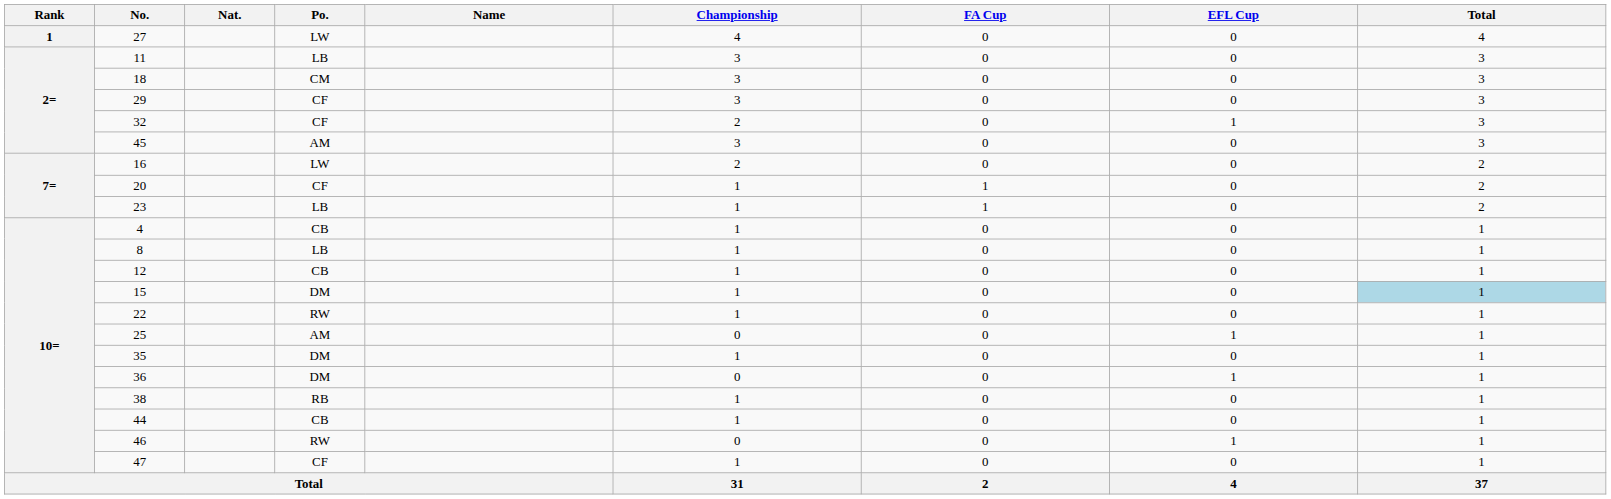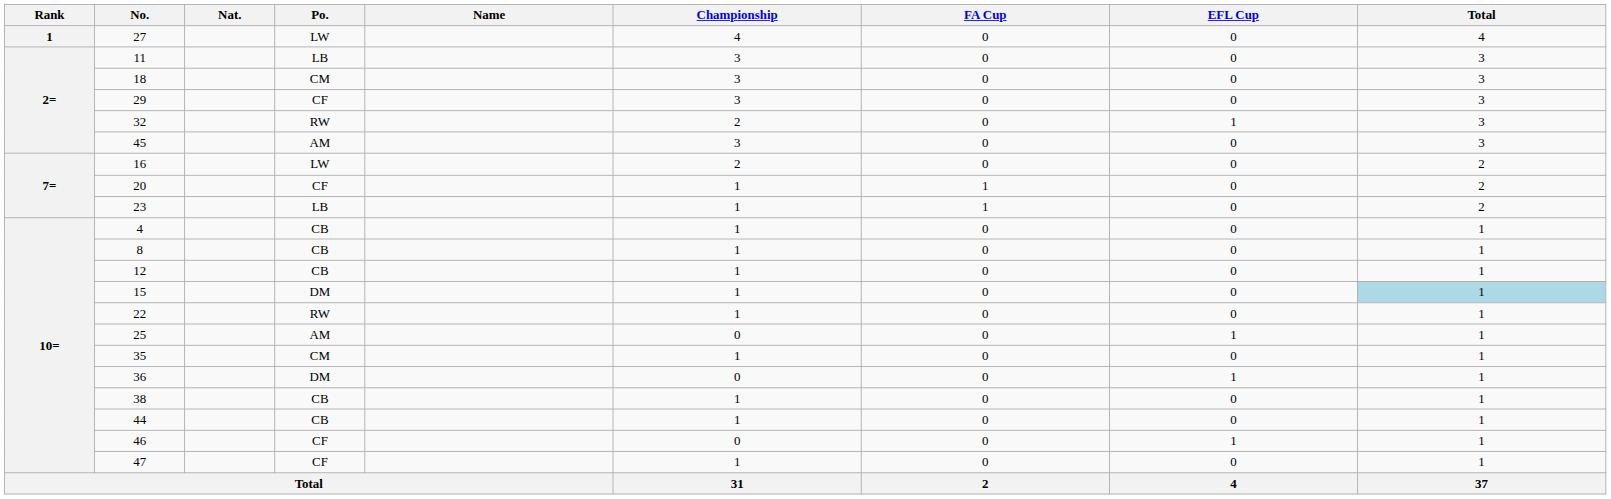(320, 121) CF -> (320, 121) RW
(320, 249) LB -> (320, 249) CB
(320, 356) DM -> (320, 356) CM
(320, 398) RB -> (320, 398) CB
(320, 441) RW -> (320, 441) CF
